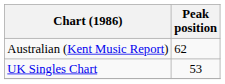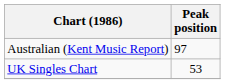(181, 48) 62 -> (181, 48) 97
